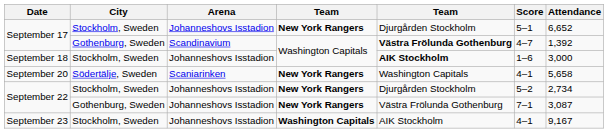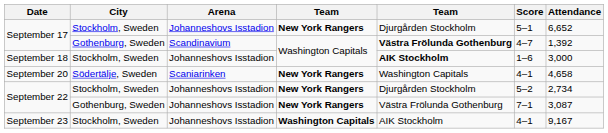(560, 74) 5,658 -> (560, 74) 4,658
